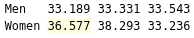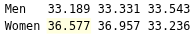(119, 26) 38.293 -> (119, 26) 36.957
